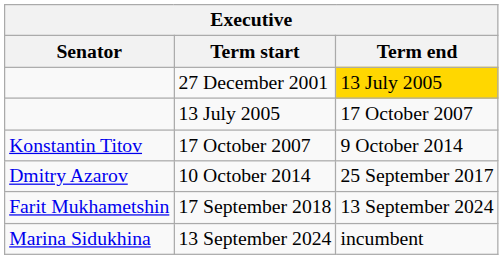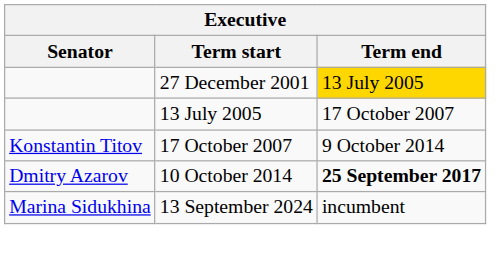(417, 176) normal -> (402, 176) bold
- row: (255, 207)
